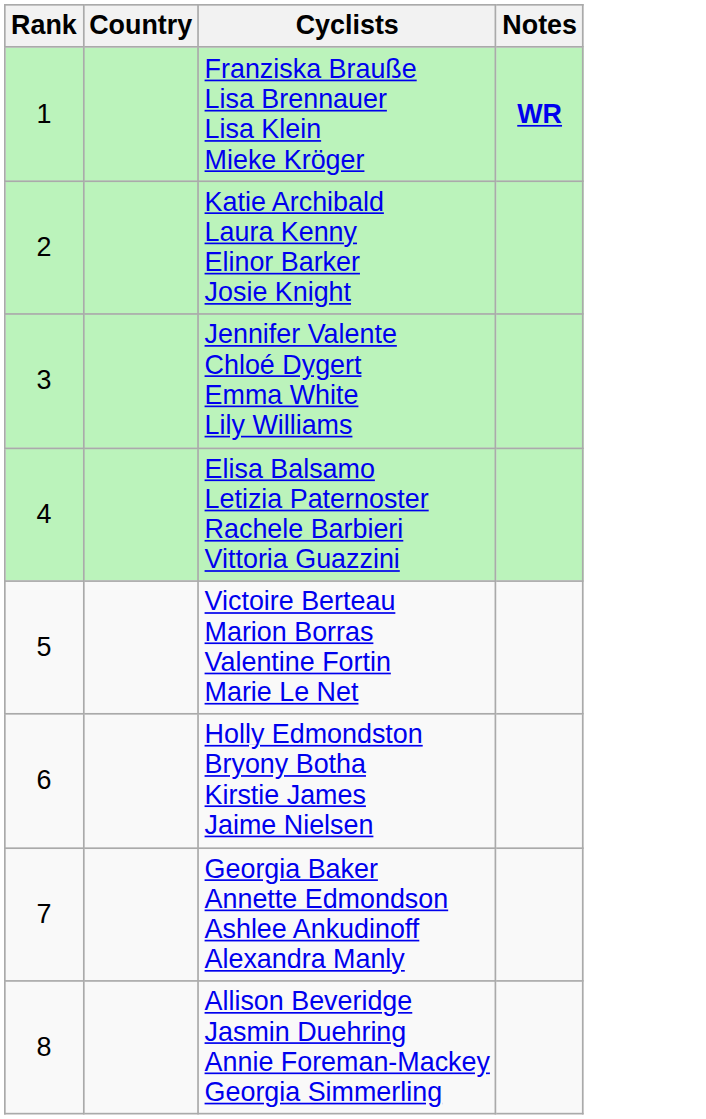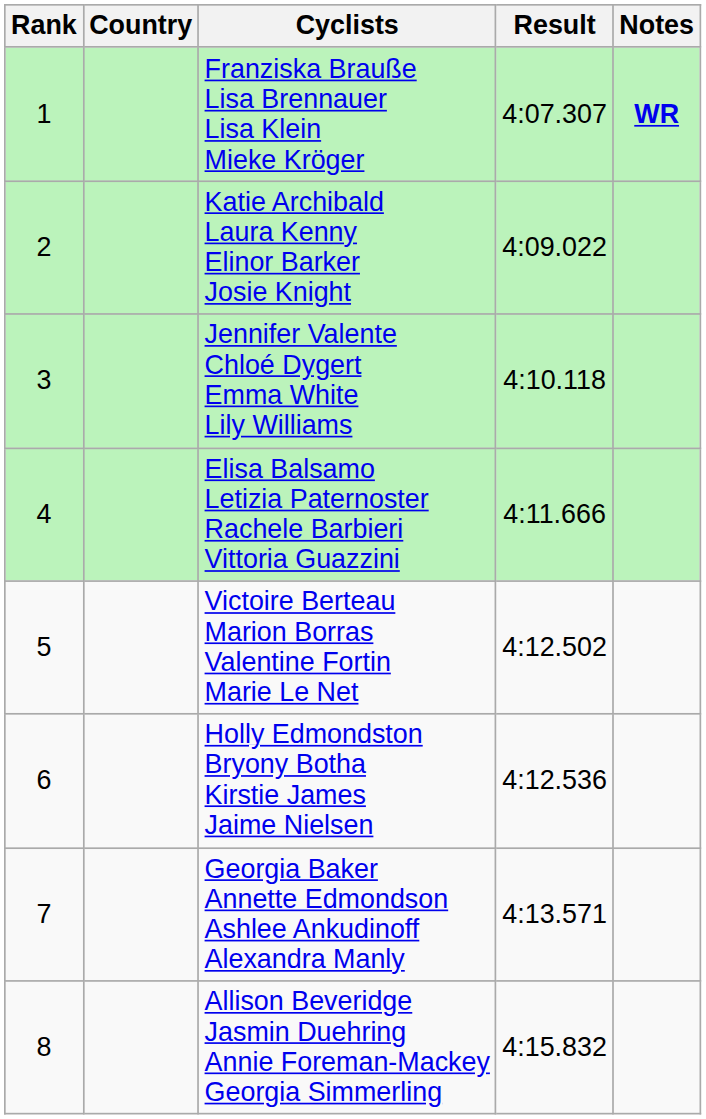+ column: (555, 25)
